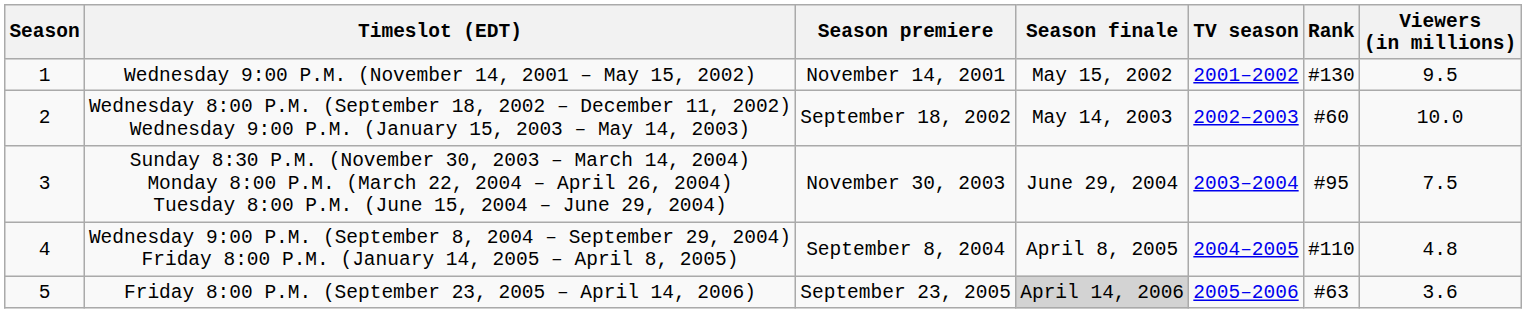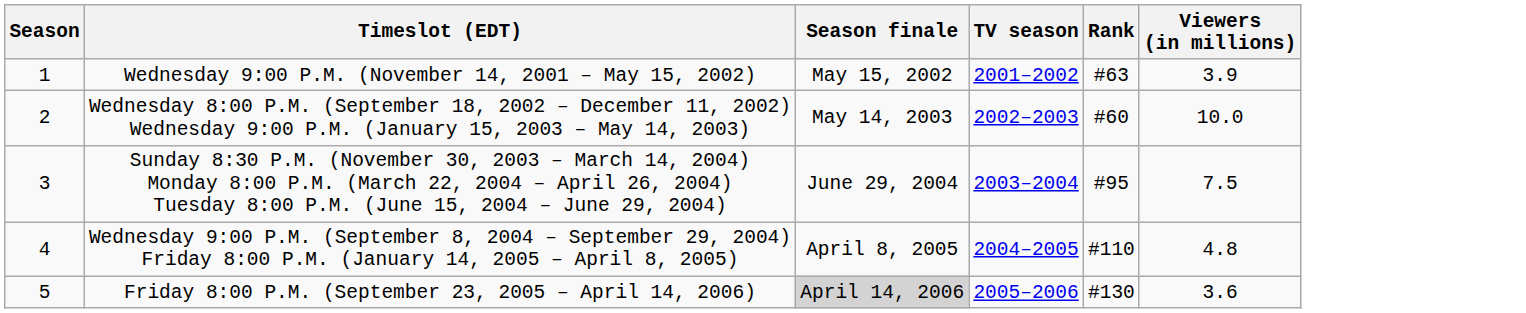- column: (906, 32)
(1331, 75) #130 -> (1111, 75) #63
(1440, 75) 9.5 -> (1220, 75) 3.9
(1331, 292) #63 -> (1111, 292) #130
